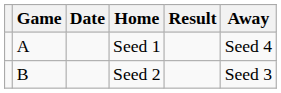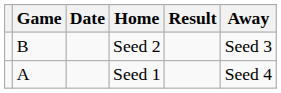rows swapped: (137, 46) <-> (137, 74)
